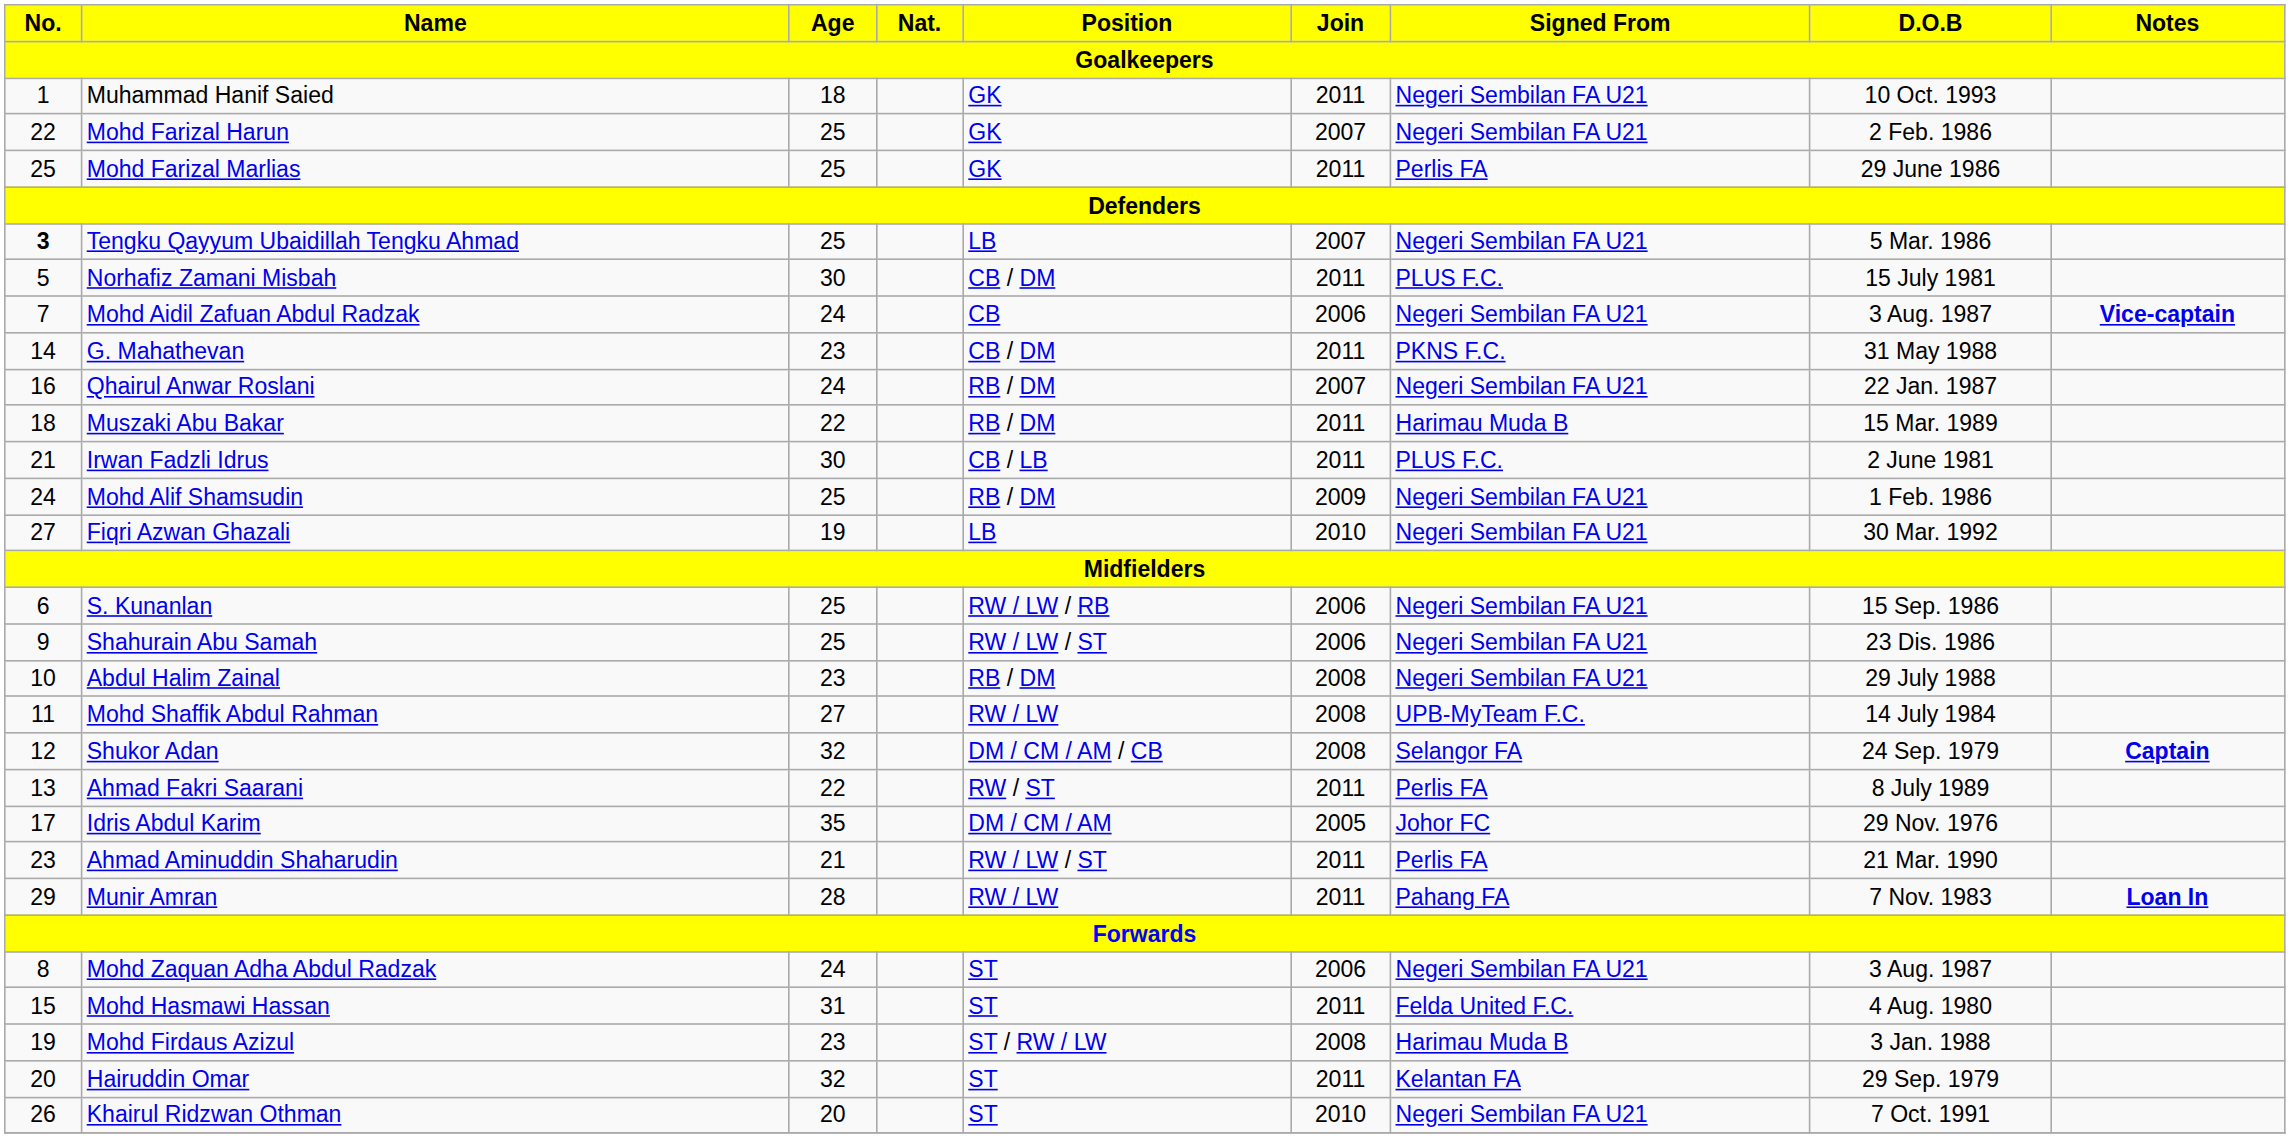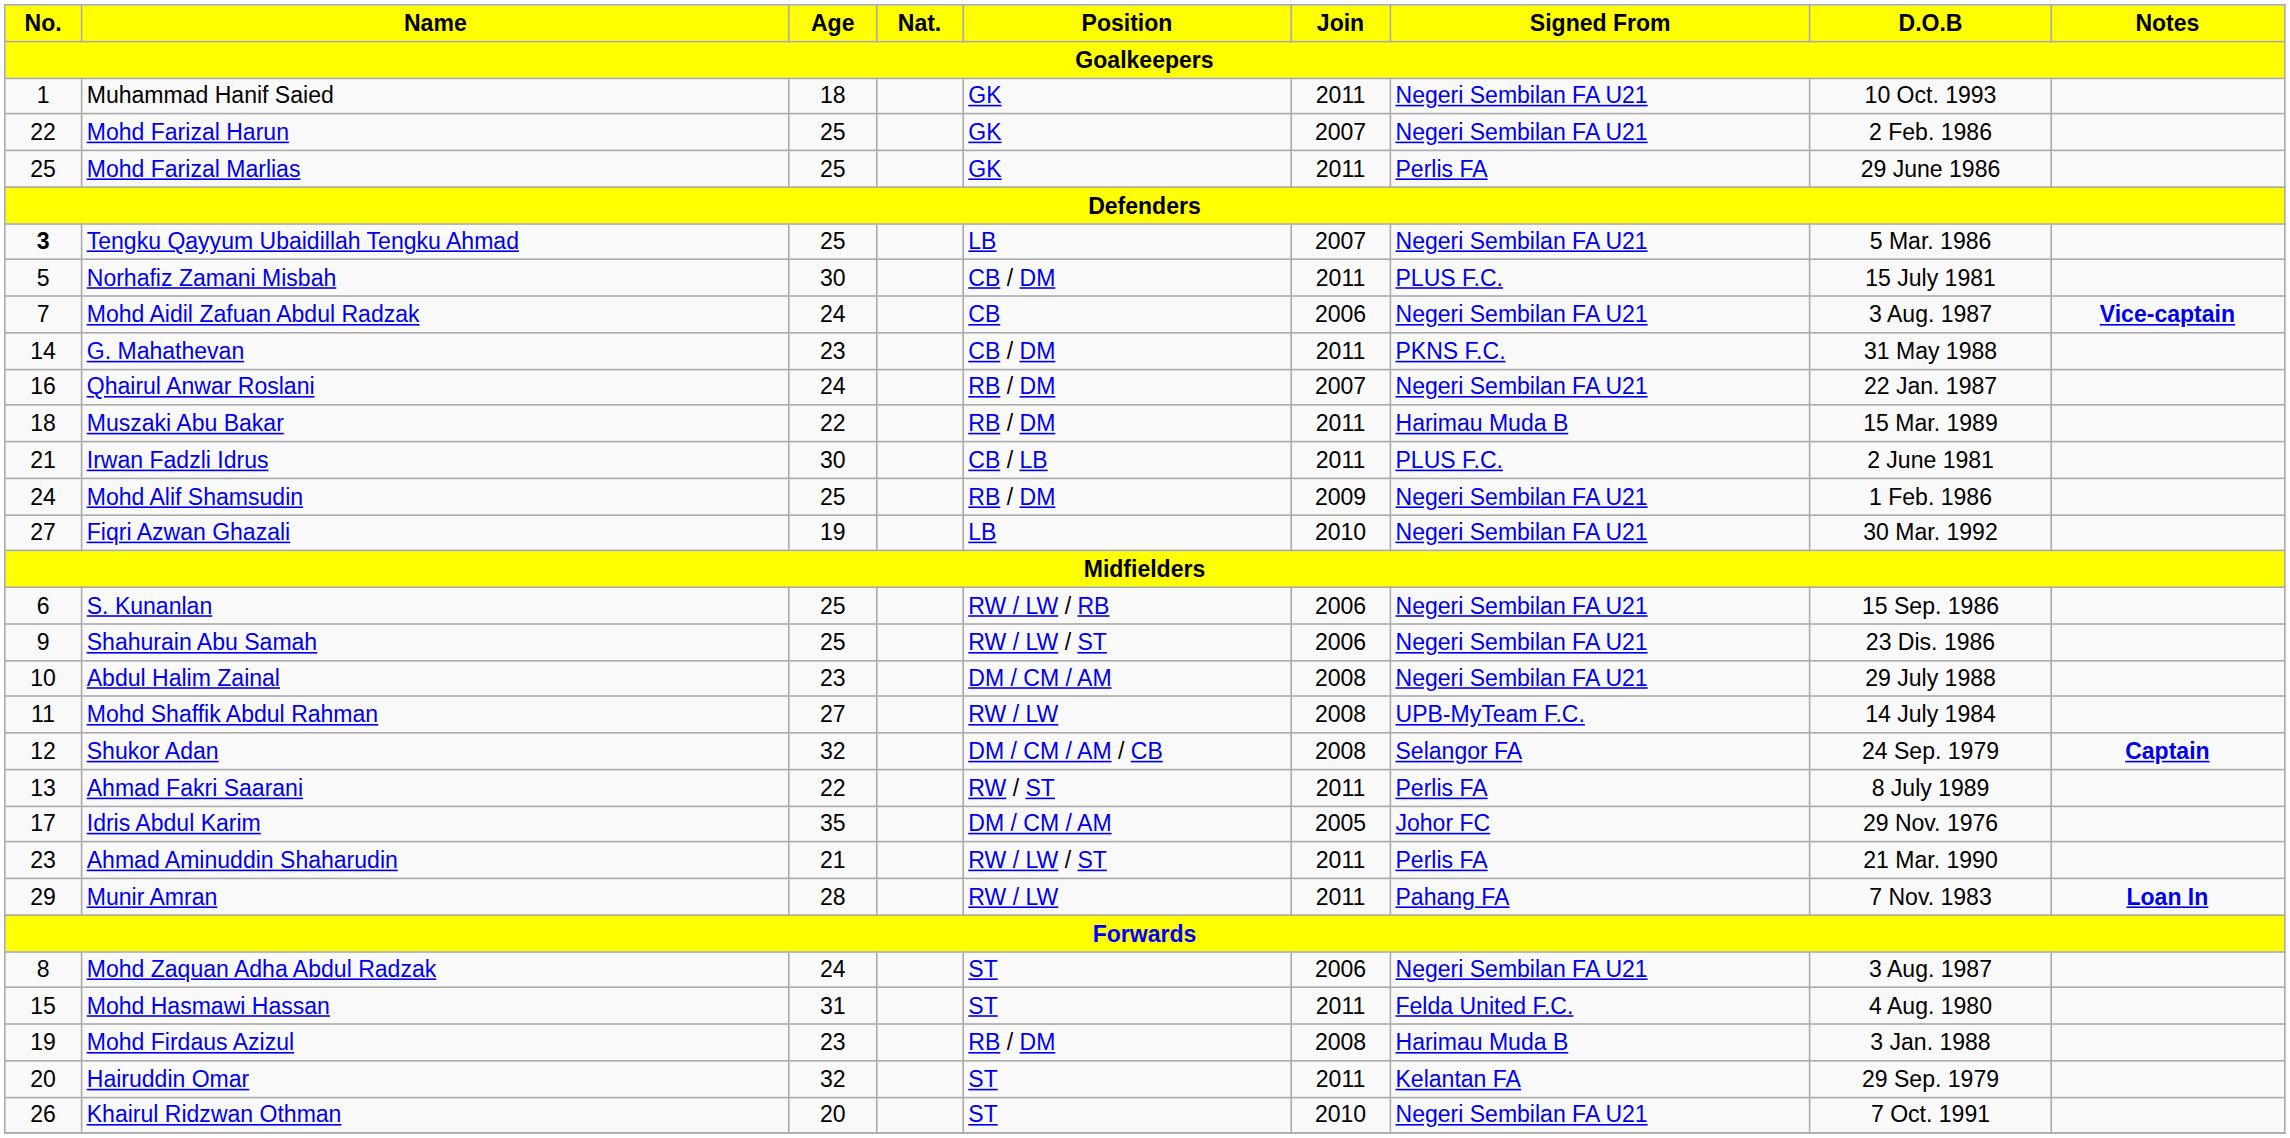(1012, 679) RB / DM -> (1040, 679) DM / CM / AM
(1037, 1043) ST / RW / LW -> (1012, 1043) RB / DM
